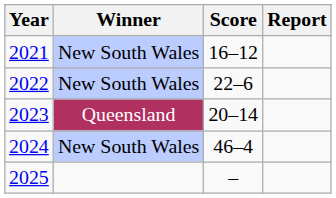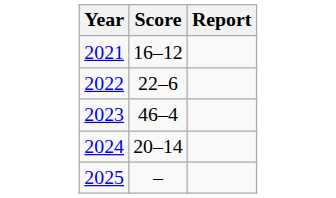- column: (129, 20)
(233, 114) 20–14 -> (158, 114) 46–4
(233, 146) 46–4 -> (158, 146) 20–14
